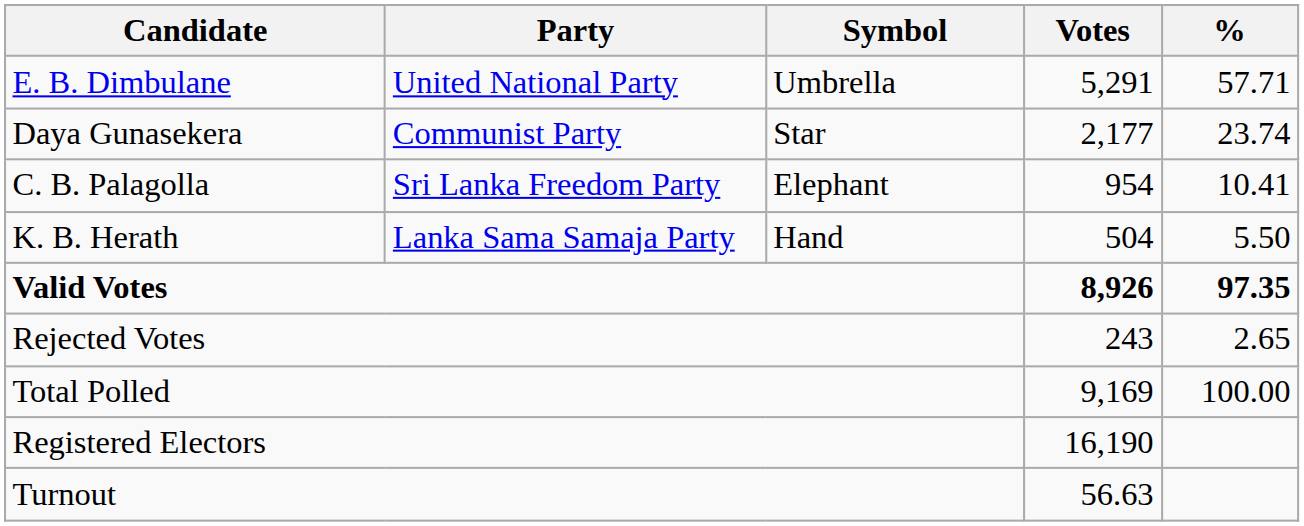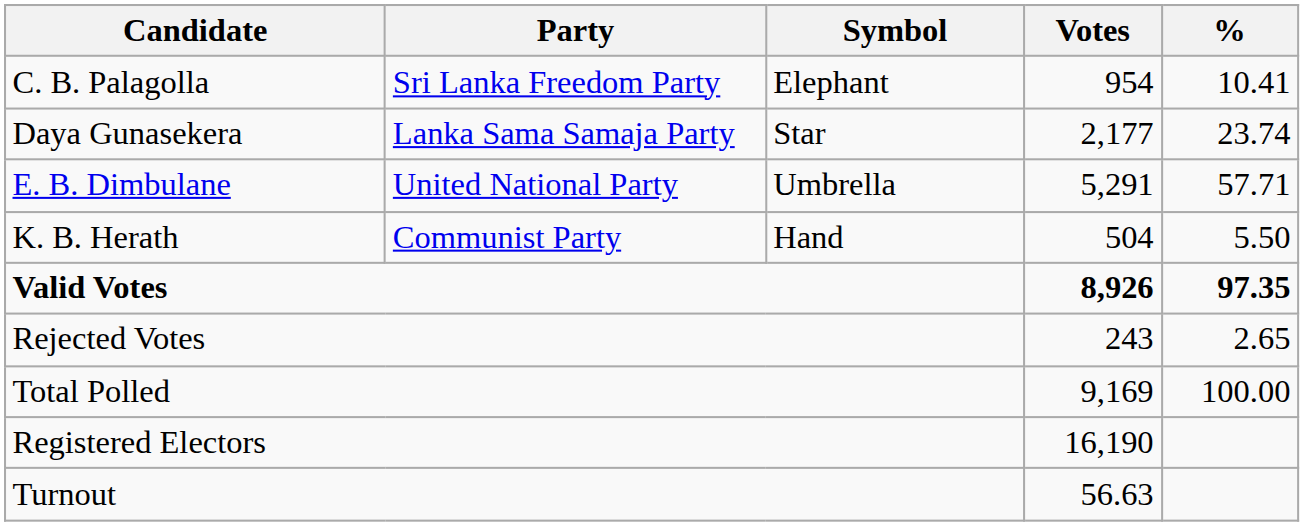rows swapped: (122, 81) <-> (111, 184)
(507, 133) Communist Party -> (564, 133) Lanka Sama Samaja Party
(564, 236) Lanka Sama Samaja Party -> (507, 236) Communist Party
